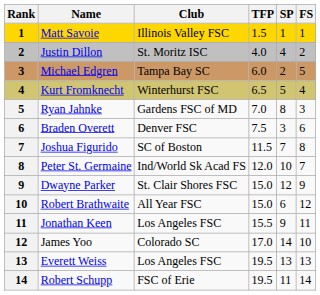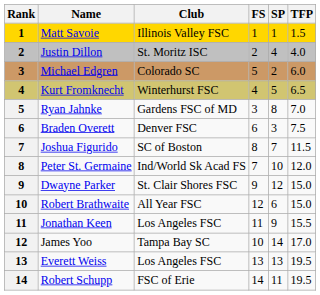columns swapped: (263, 14) <-> (306, 14)
(173, 71) Tampa Bay SC -> (168, 71) Colorado SC
(168, 242) Colorado SC -> (173, 242) Tampa Bay SC
